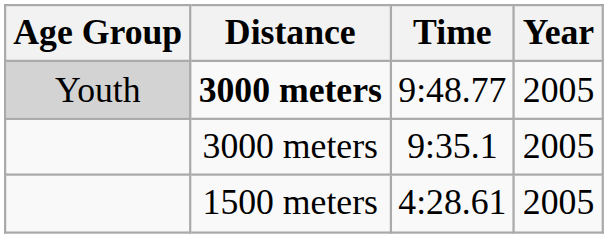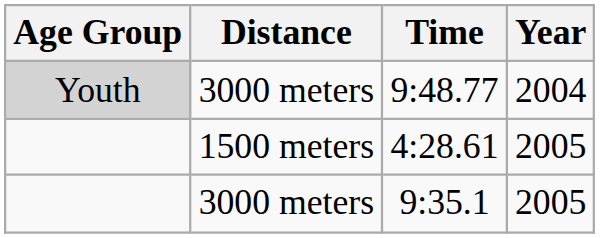(290, 89) bold -> (286, 89) normal
(559, 89) 2005 -> (551, 89) 2004
rows swapped: (452, 202) <-> (452, 145)
